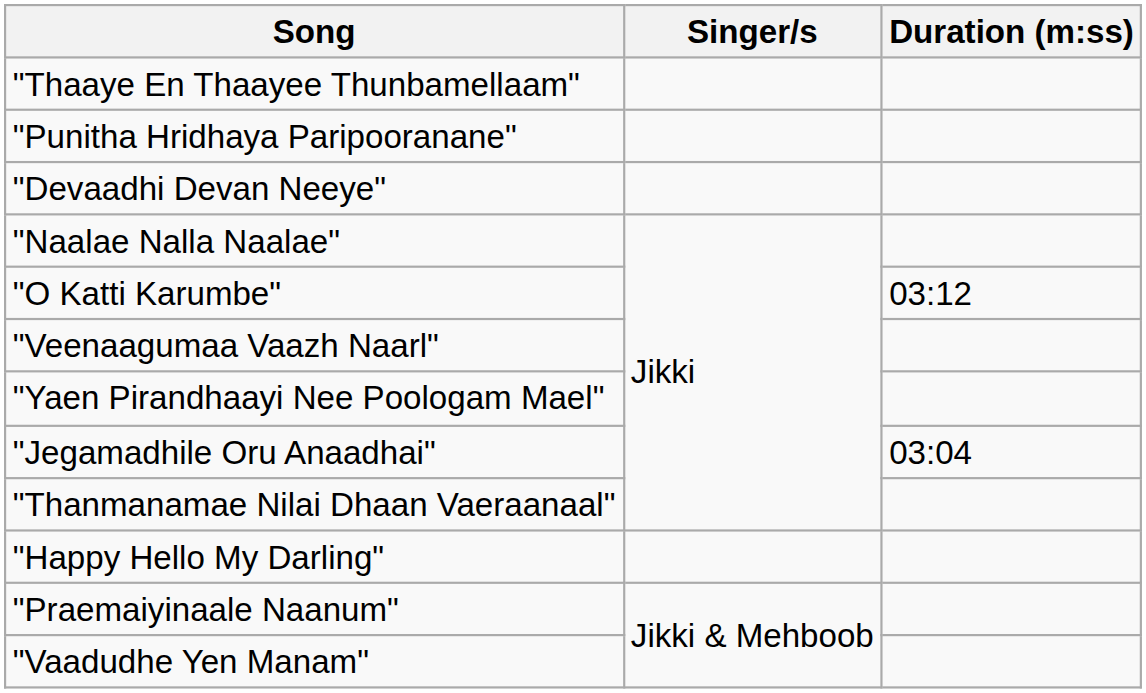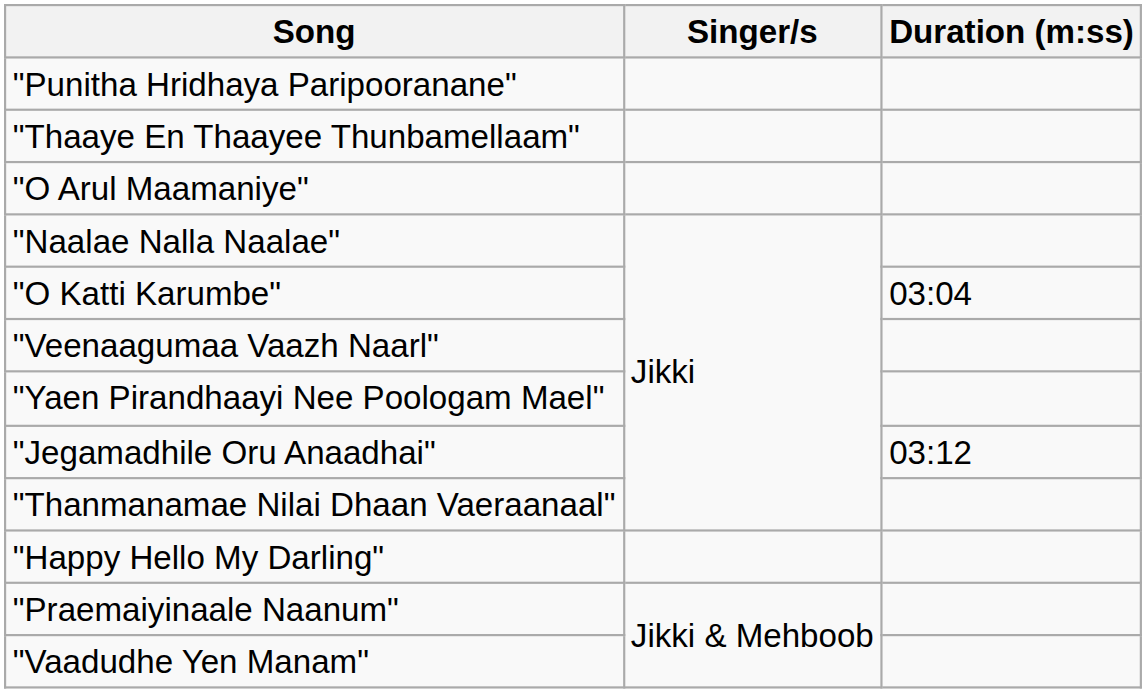rows swapped: (265, 136) <-> (296, 84)
- row: (199, 189)
+ row: (161, 189)
(931, 294) 03:12 -> (931, 294) 03:04
(931, 451) 03:04 -> (931, 451) 03:12
